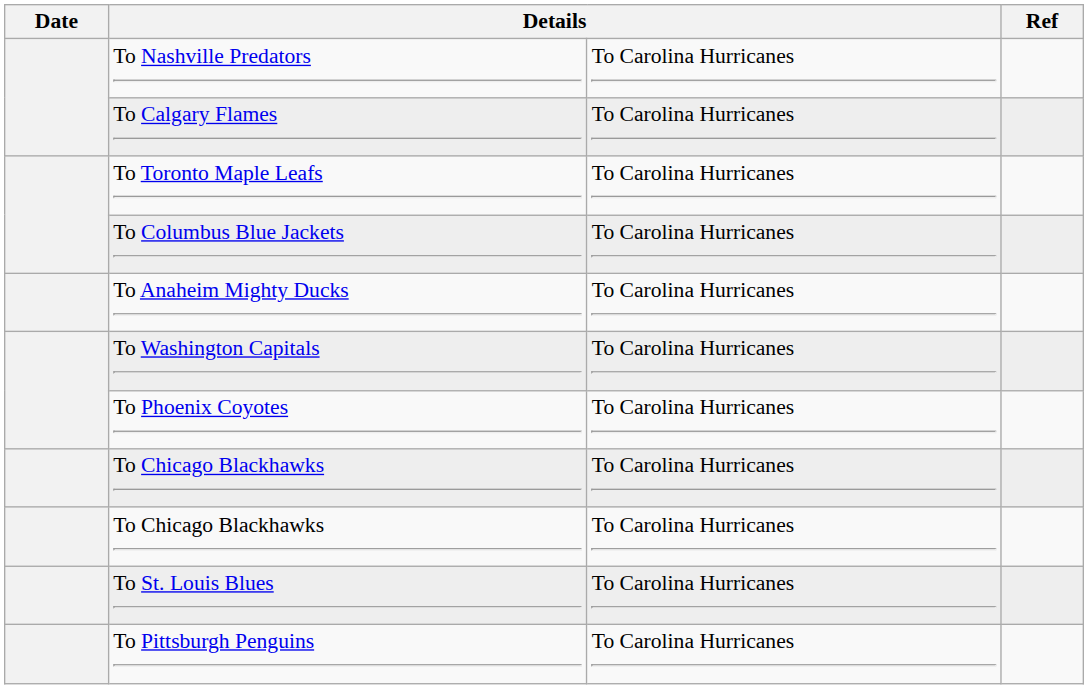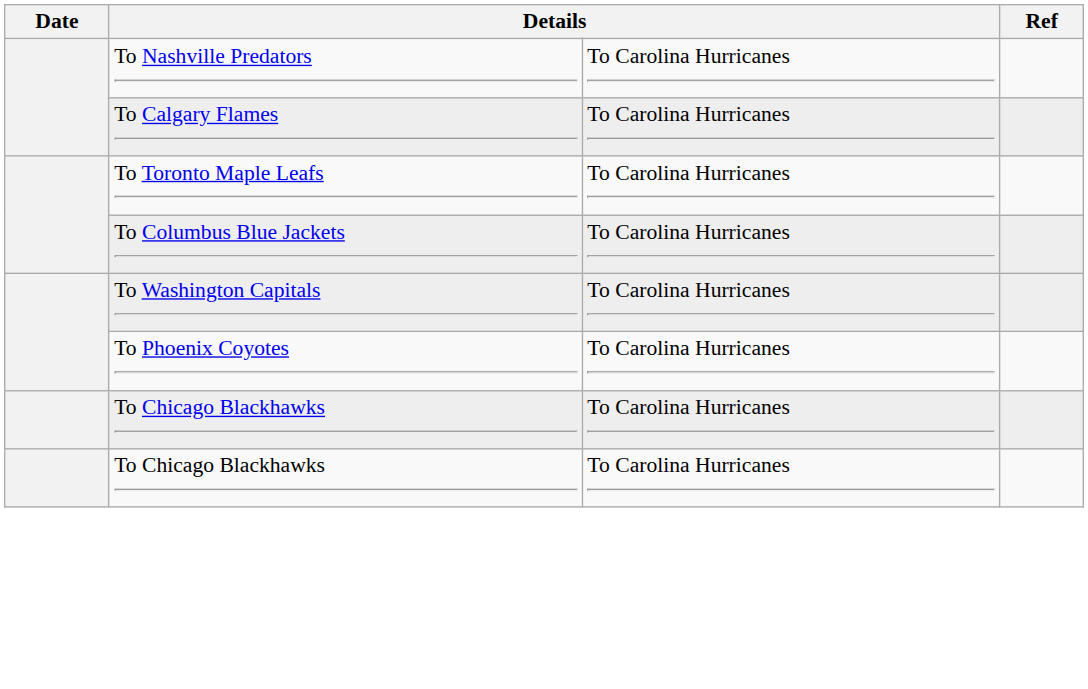- row: (56, 302)
- row: (56, 595)
- row: (56, 654)
